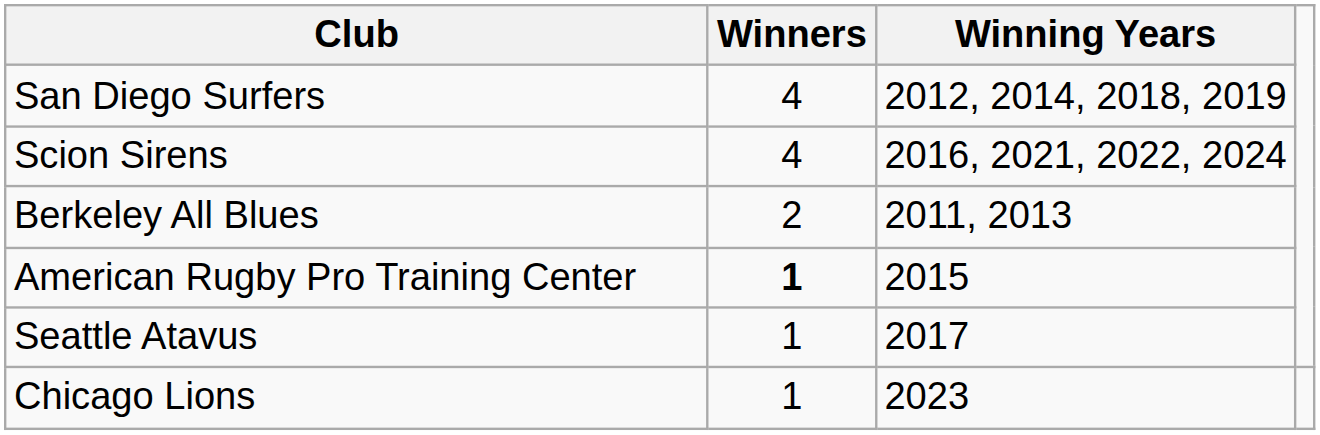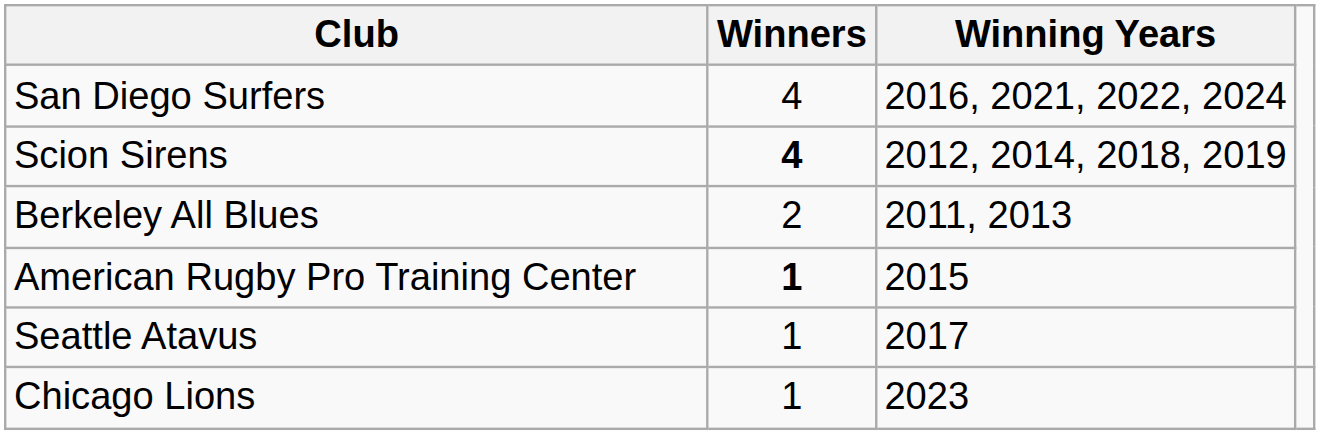(1086, 95) 2012, 2014, 2018, 2019 -> (1086, 95) 2016, 2021, 2022, 2024
(792, 155) normal -> (792, 155) bold
(1086, 155) 2016, 2021, 2022, 2024 -> (1086, 155) 2012, 2014, 2018, 2019
